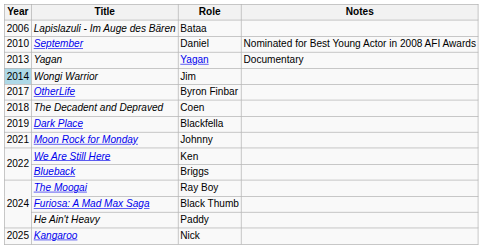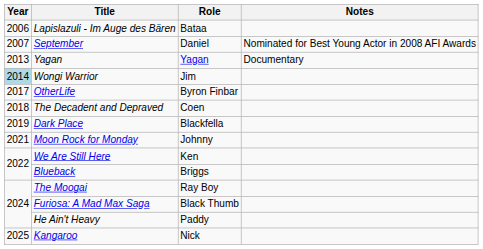(18, 44) 2010 -> (18, 44) 2007
